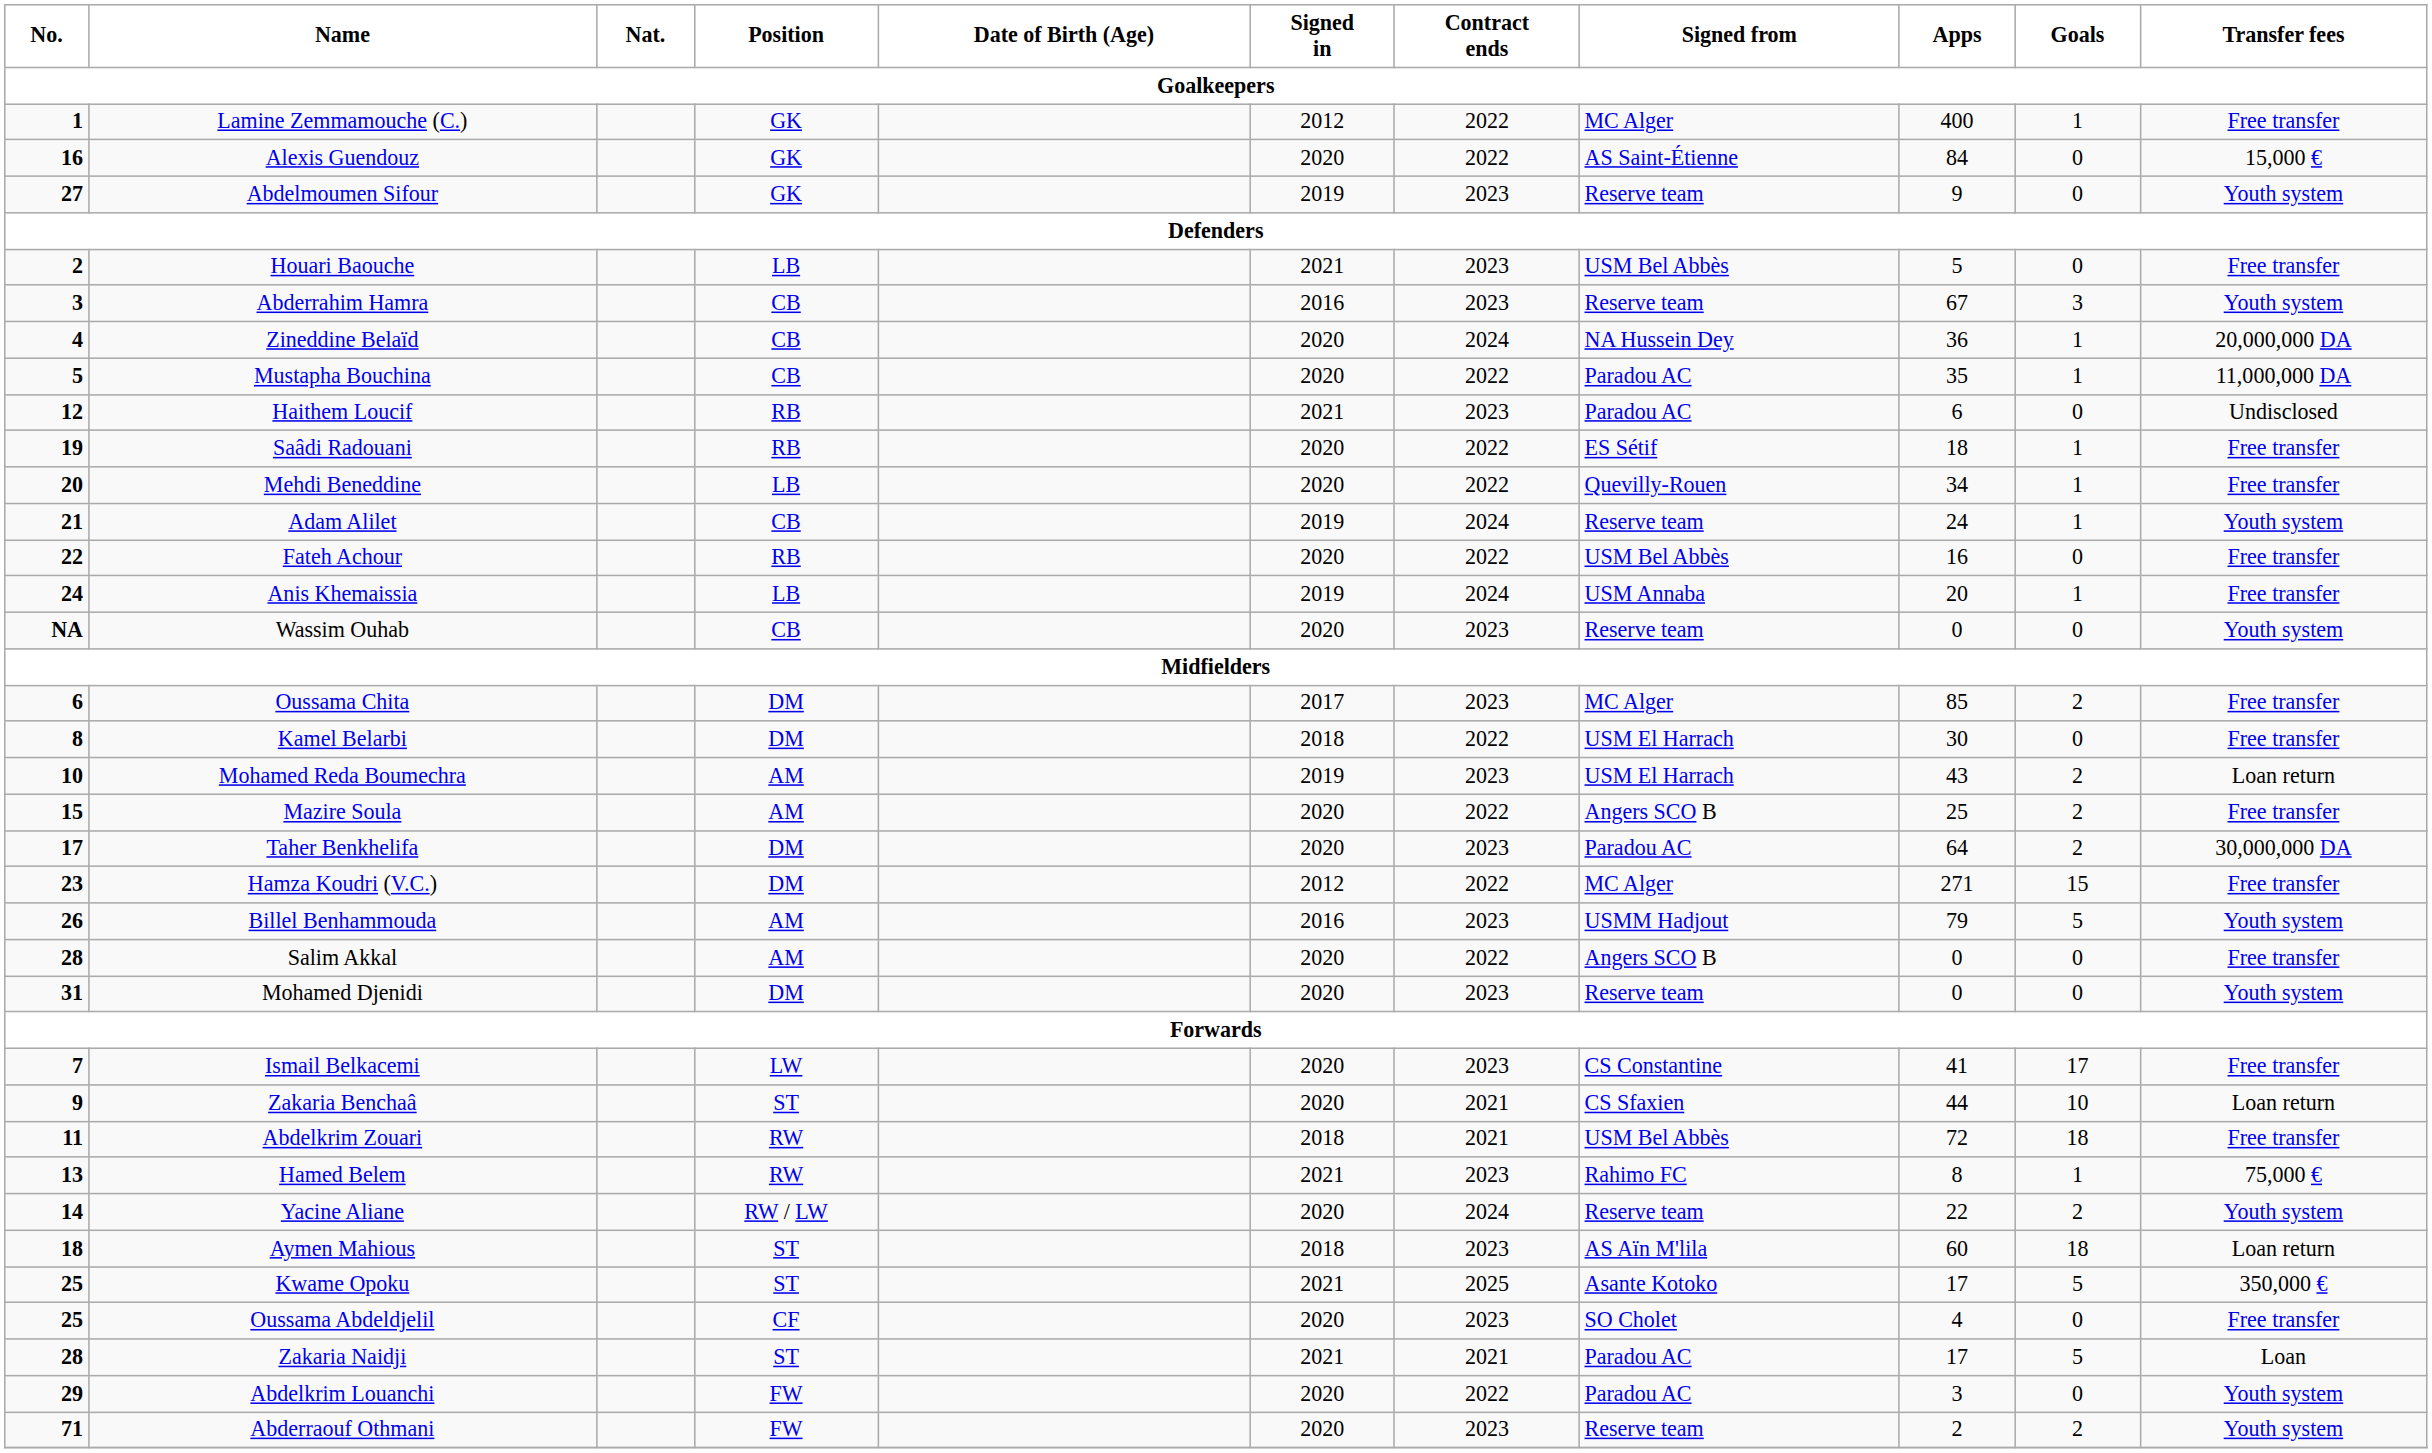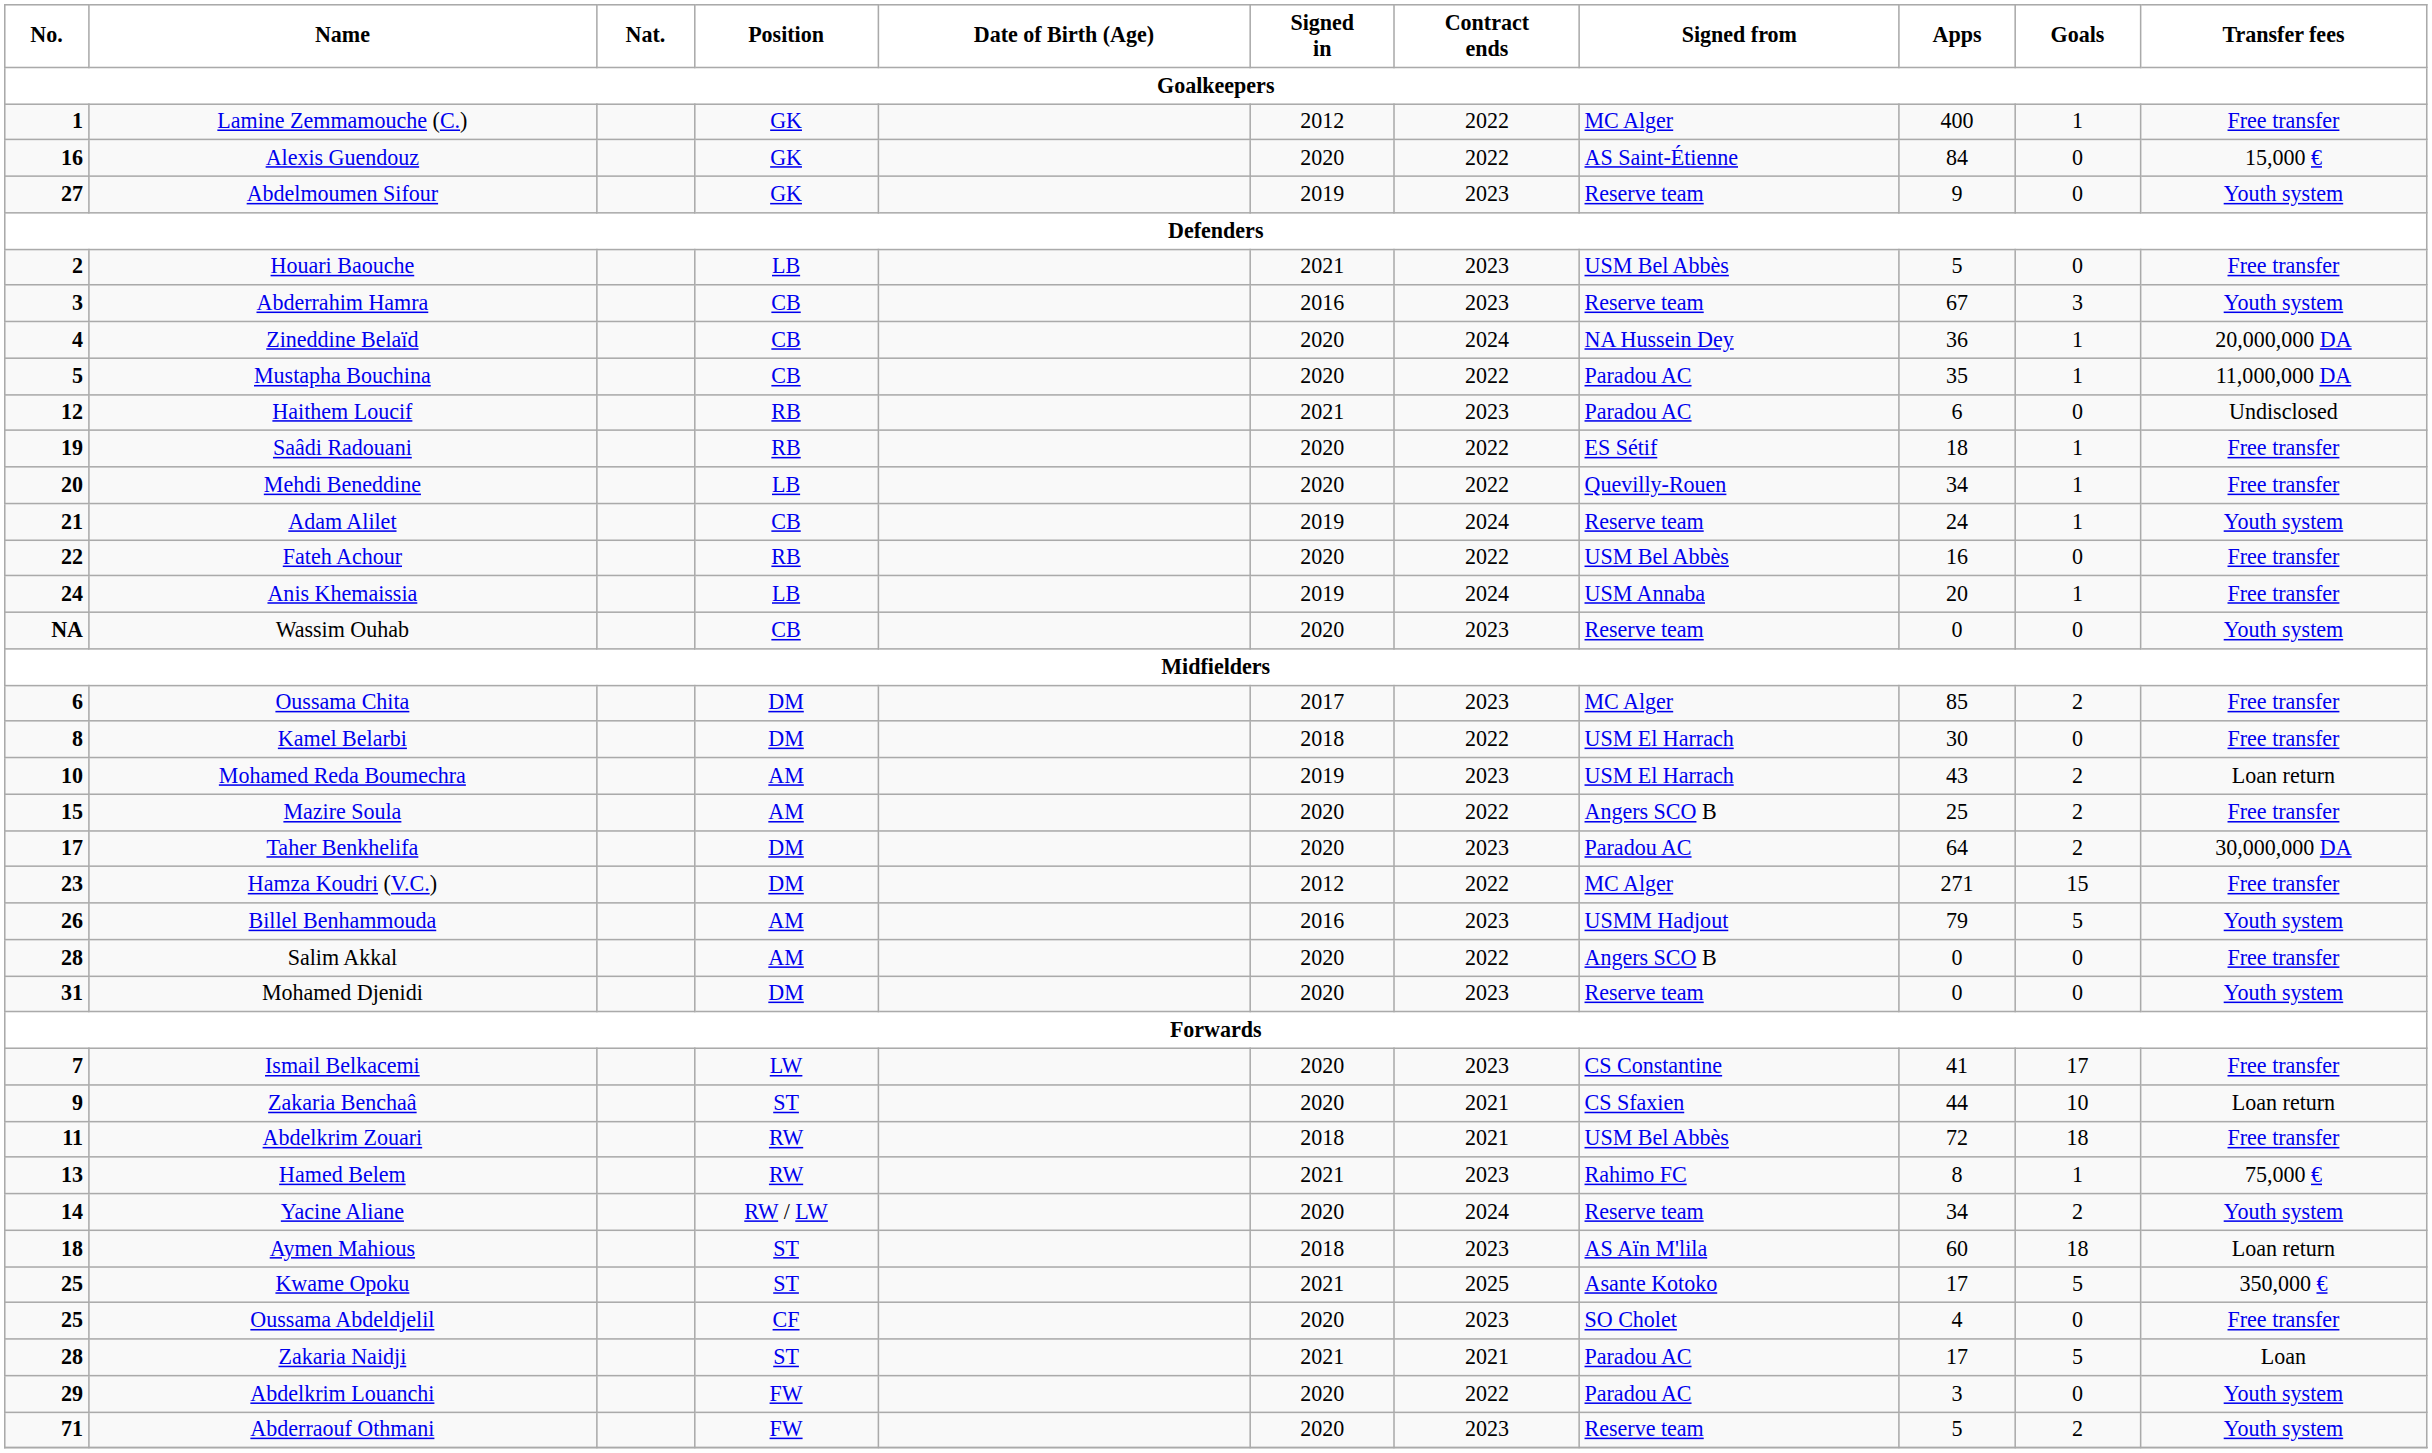(1957, 1211) 22 -> (1957, 1211) 34
(1957, 1429) 2 -> (1957, 1429) 5
